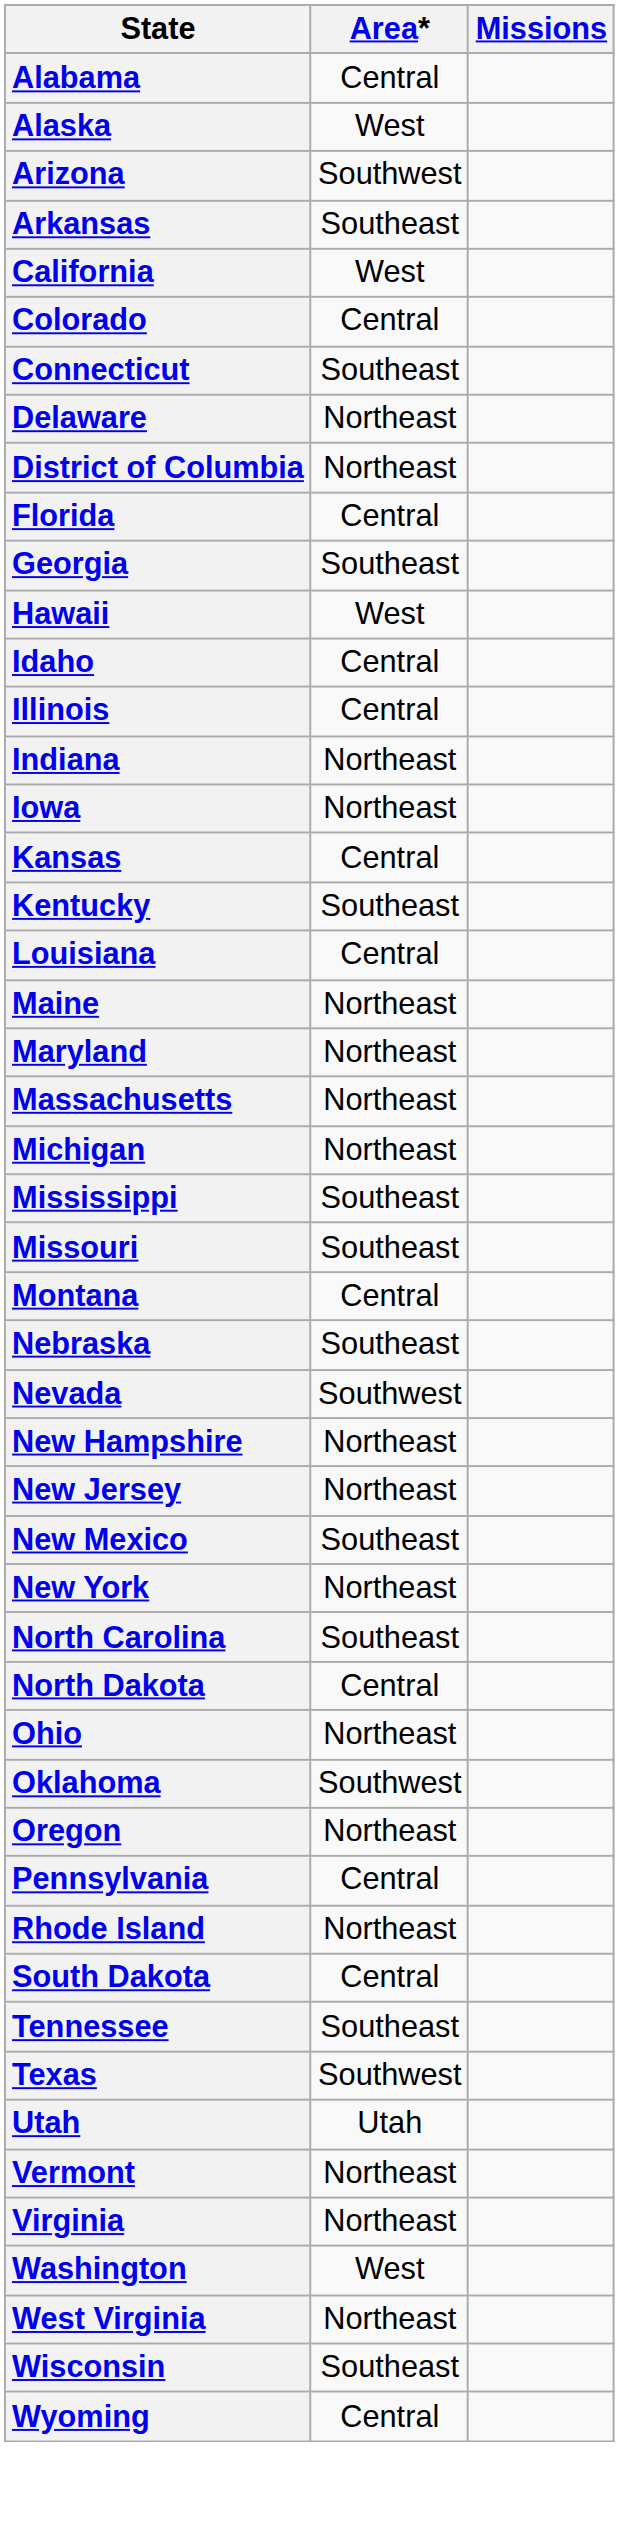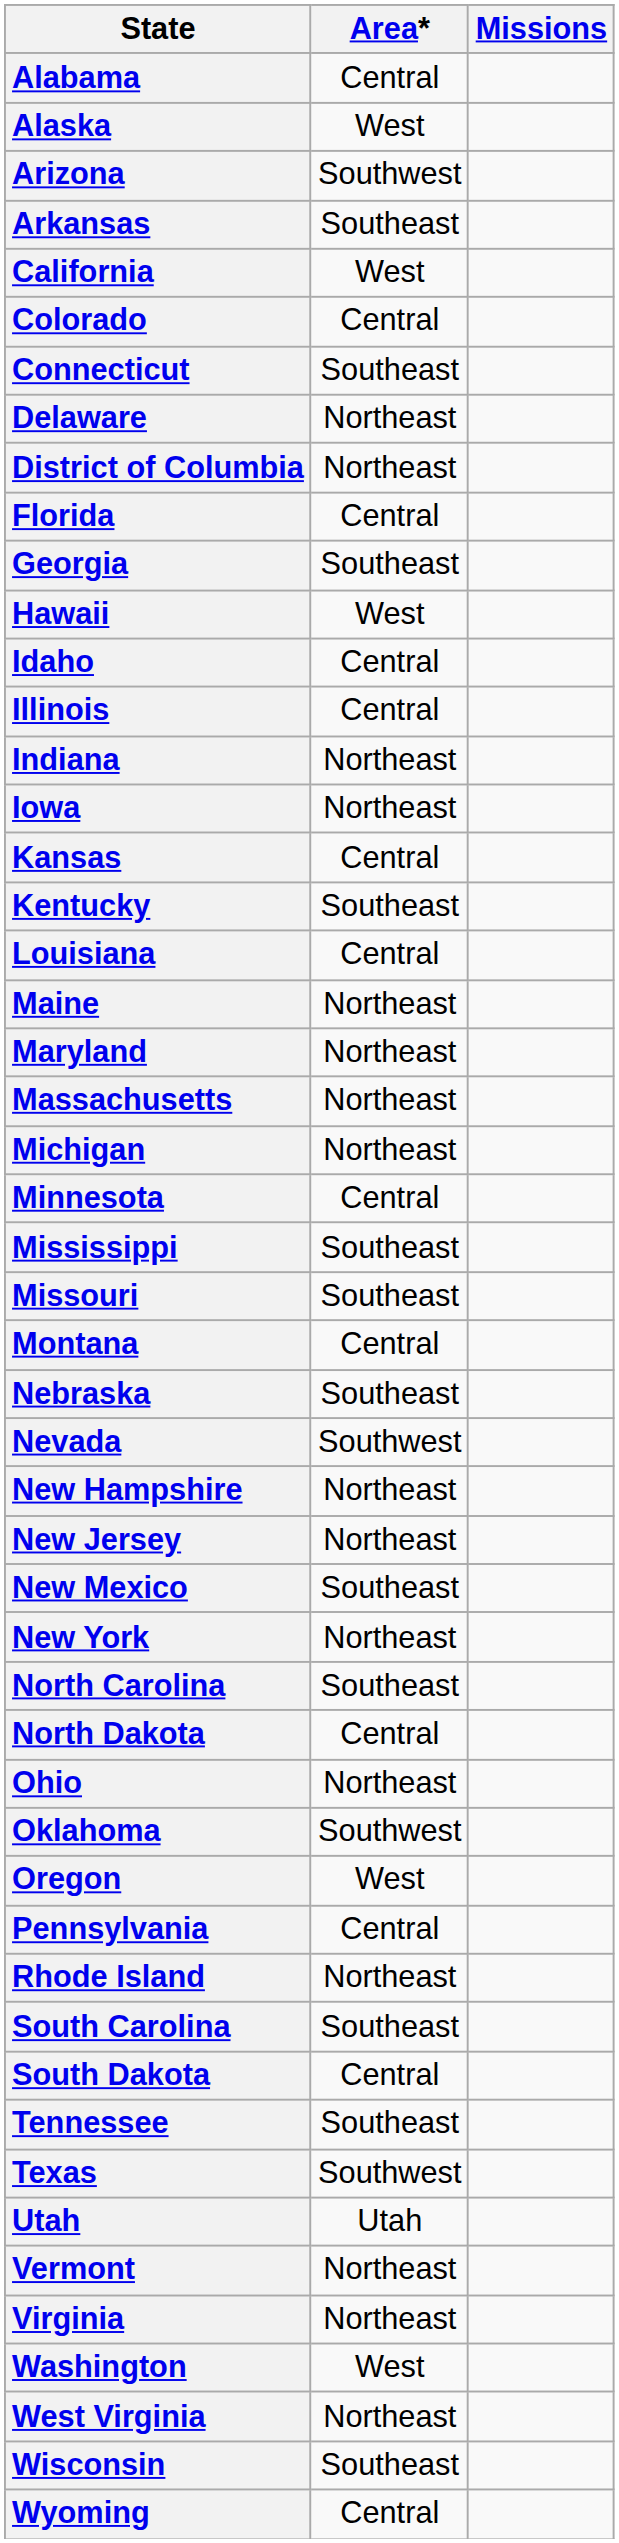+ row: (88, 1198)
(390, 1831) Northeast -> (390, 1880) West
+ row: (121, 2026)
